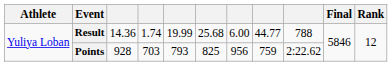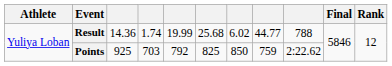(239, 33) 6.00 -> (239, 33) 6.02
(123, 52) 928 -> (123, 52) 925
(180, 52) 793 -> (180, 52) 792
(239, 52) 956 -> (239, 52) 850
